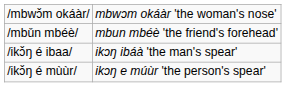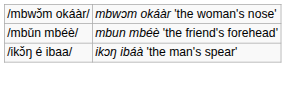- row: (42, 71)
